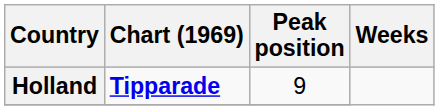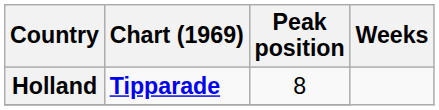(300, 85) 9 -> (300, 85) 8
